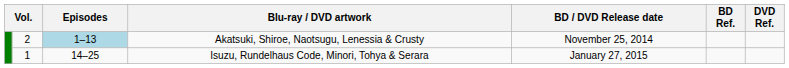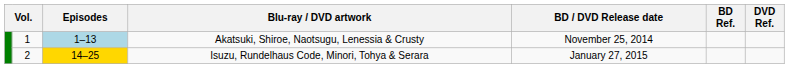(27, 39) 2 -> (27, 39) 1
(27, 55) 1 -> (27, 55) 2
(85, 55) no background -> (85, 55) gold background
